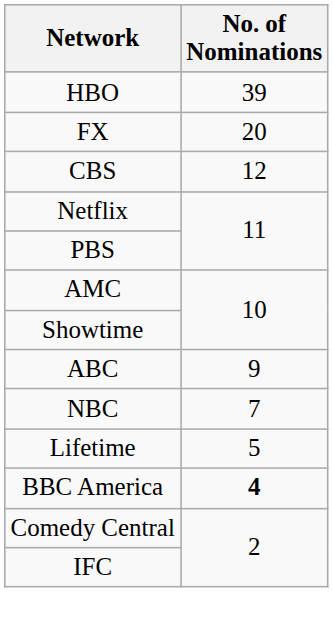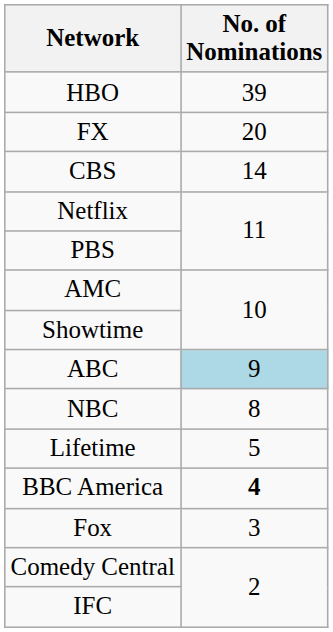(254, 171) 12 -> (254, 171) 14
(254, 369) no background -> (254, 369) lightblue background
(254, 408) 7 -> (254, 408) 8
+ row: (93, 527)
